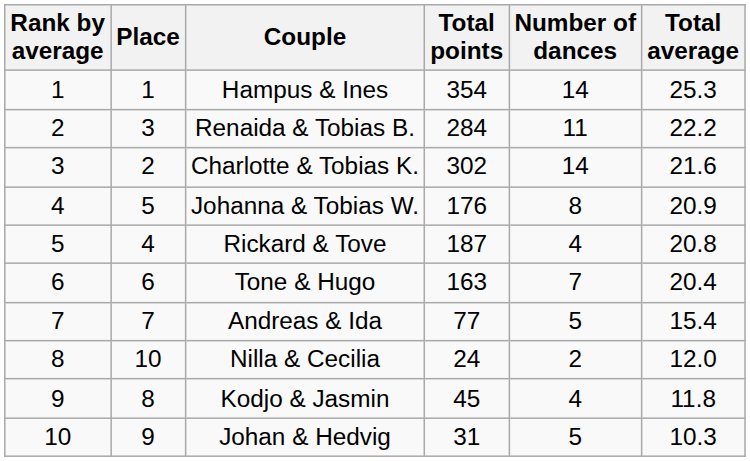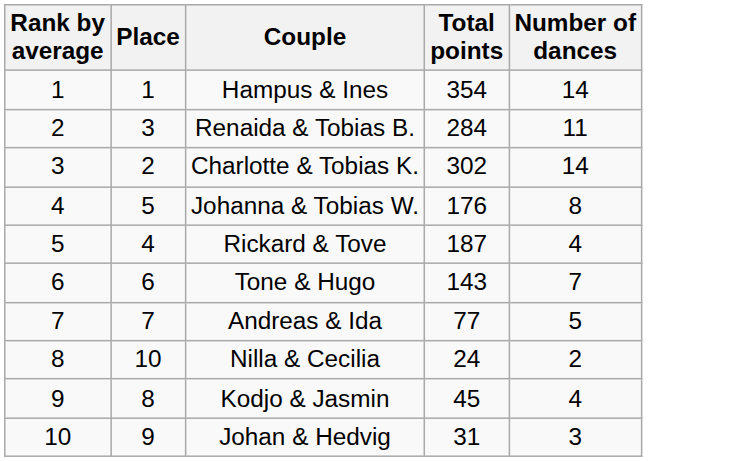- column: (693, 37)
(467, 282) 163 -> (467, 282) 143
(575, 436) 5 -> (575, 436) 3
